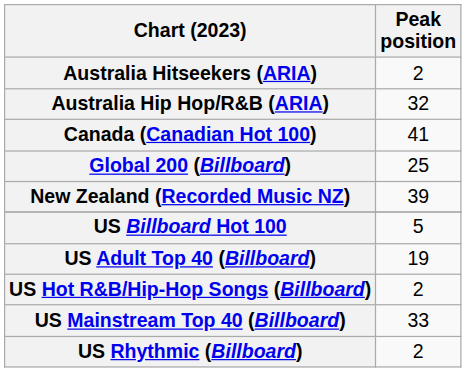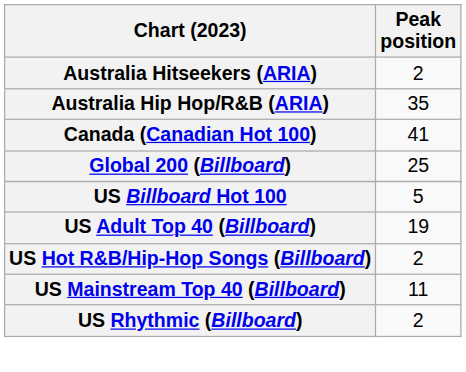(418, 103) 32 -> (418, 103) 35
- row: (190, 196)
(418, 320) 33 -> (418, 289) 11
